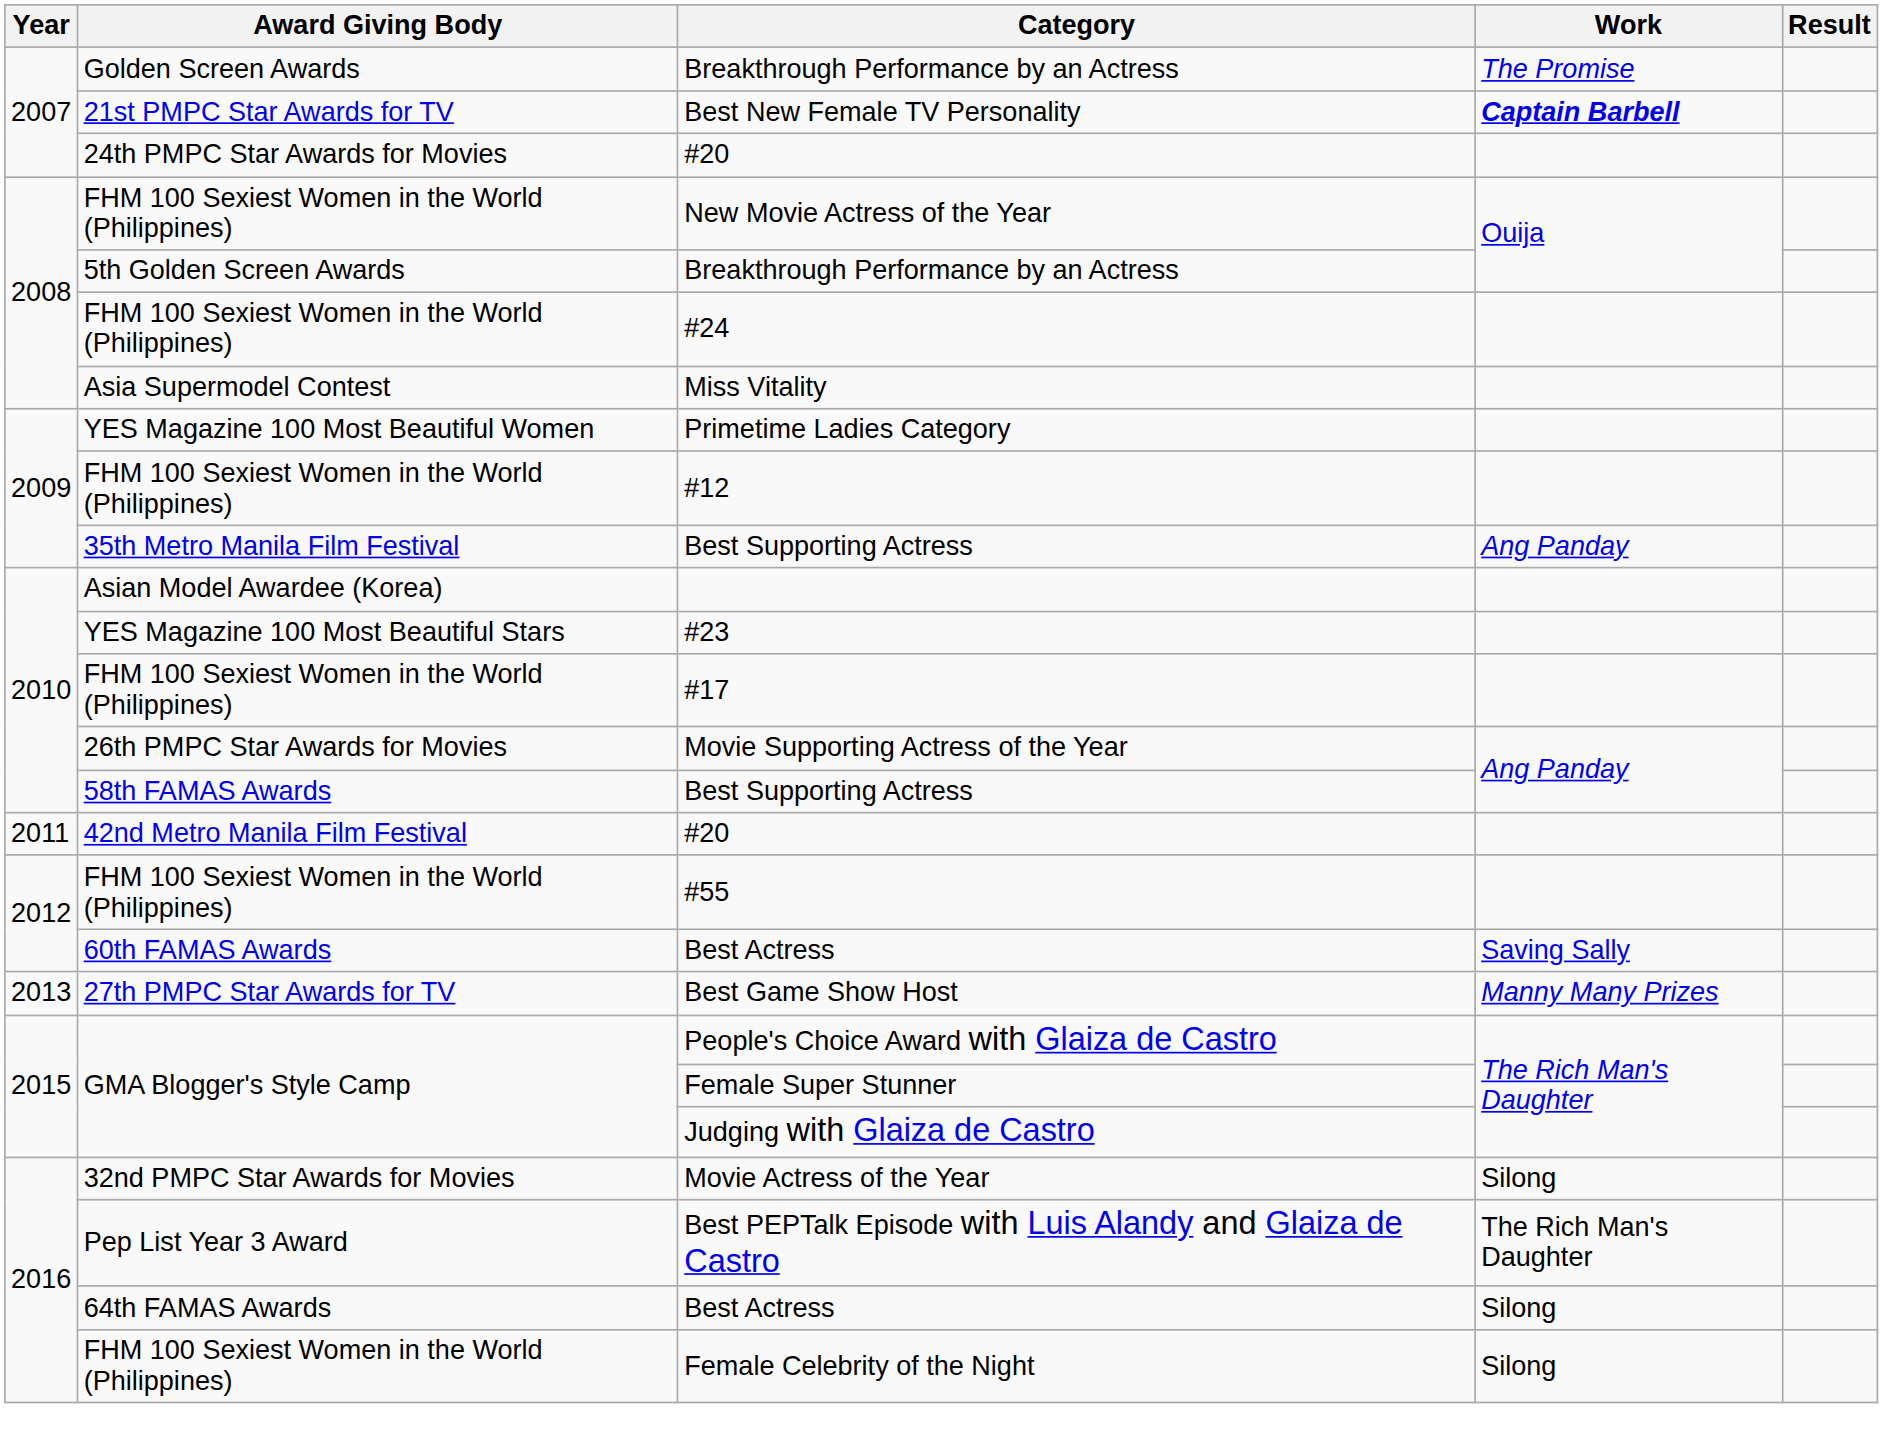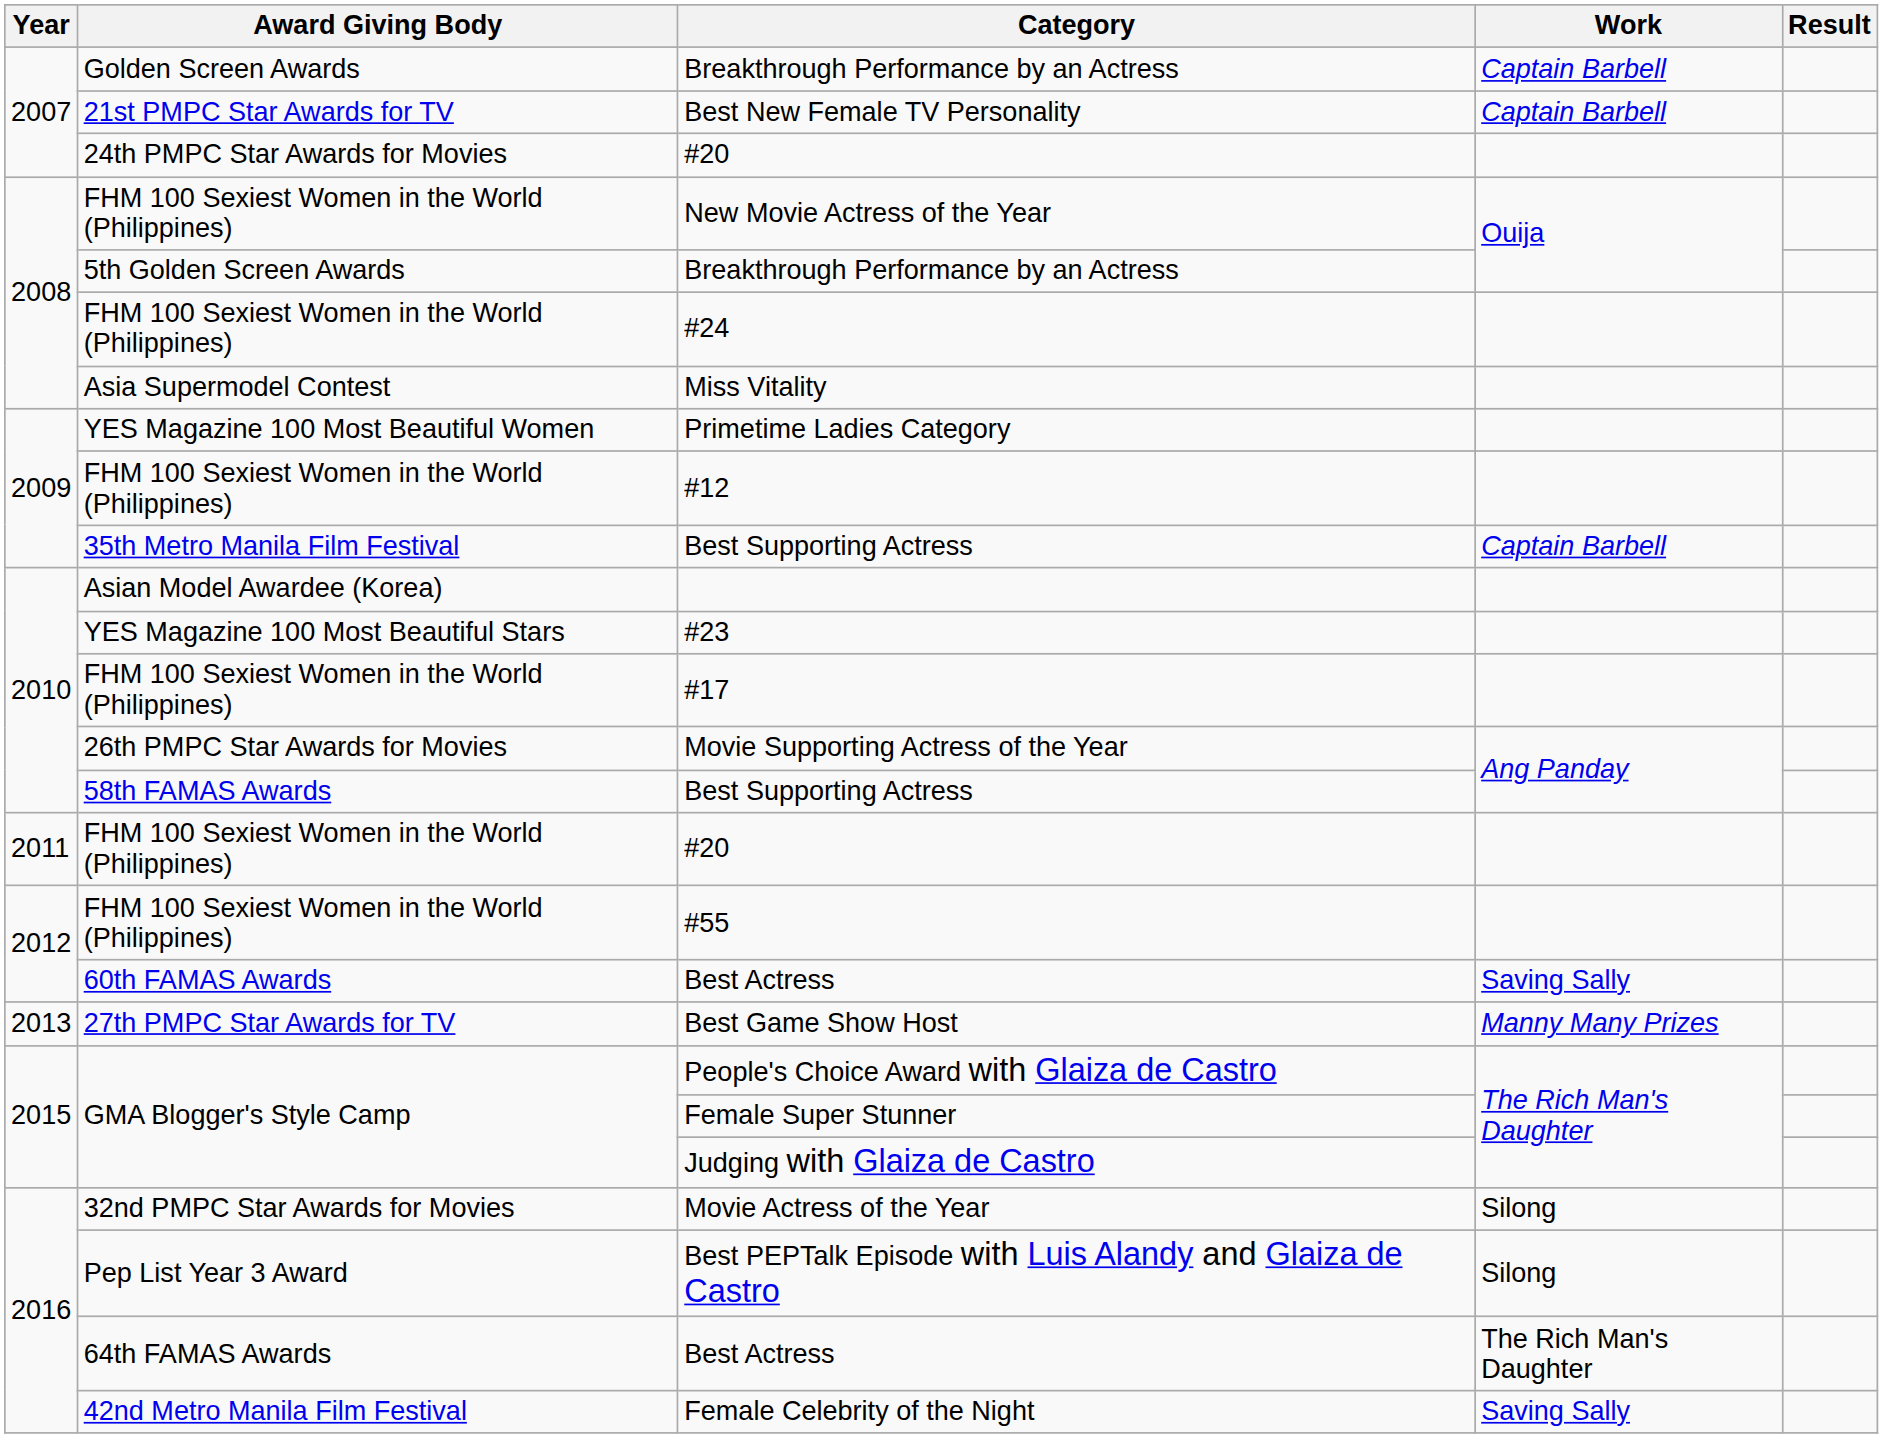(1558, 68) The Promise -> (1574, 68) Captain Barbell
(1580, 111) bold -> (1574, 111) normal
(1555, 546) Ang Panday -> (1574, 546) Captain Barbell
(275, 833) 42nd Metro Manila Film Festival -> (313, 848) FHM 100 Sexiest Women in the World (Philippines)
(1575, 1242) The Rich Man's Daughter -> (1519, 1273) Silong
(1519, 1307) Silong -> (1575, 1353) The Rich Man's Daughter
(313, 1365) FHM 100 Sexiest Women in the World (Philippines) -> (275, 1411) 42nd Metro Manila Film Festival
(1519, 1365) Silong -> (1556, 1411) Saving Sally
